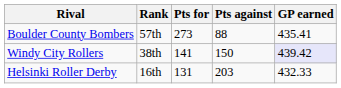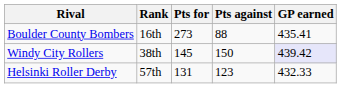(150, 33) 57th -> (150, 33) 16th
(183, 53) 141 -> (183, 53) 145
(150, 72) 16th -> (150, 72) 57th
(224, 72) 203 -> (224, 72) 123
